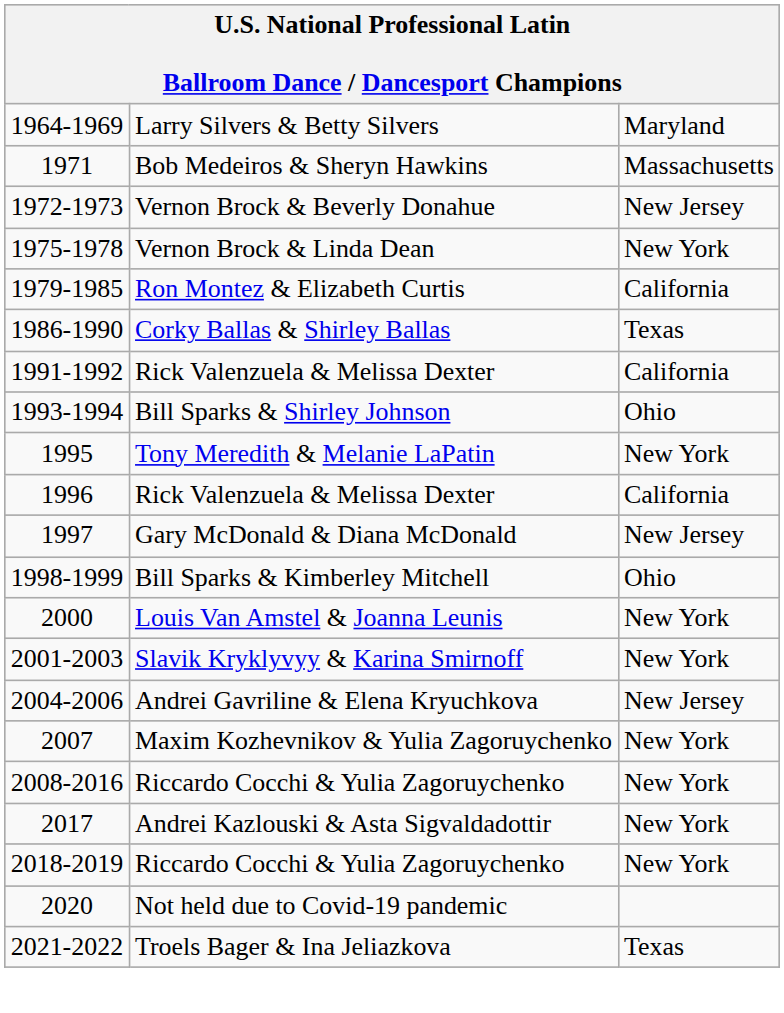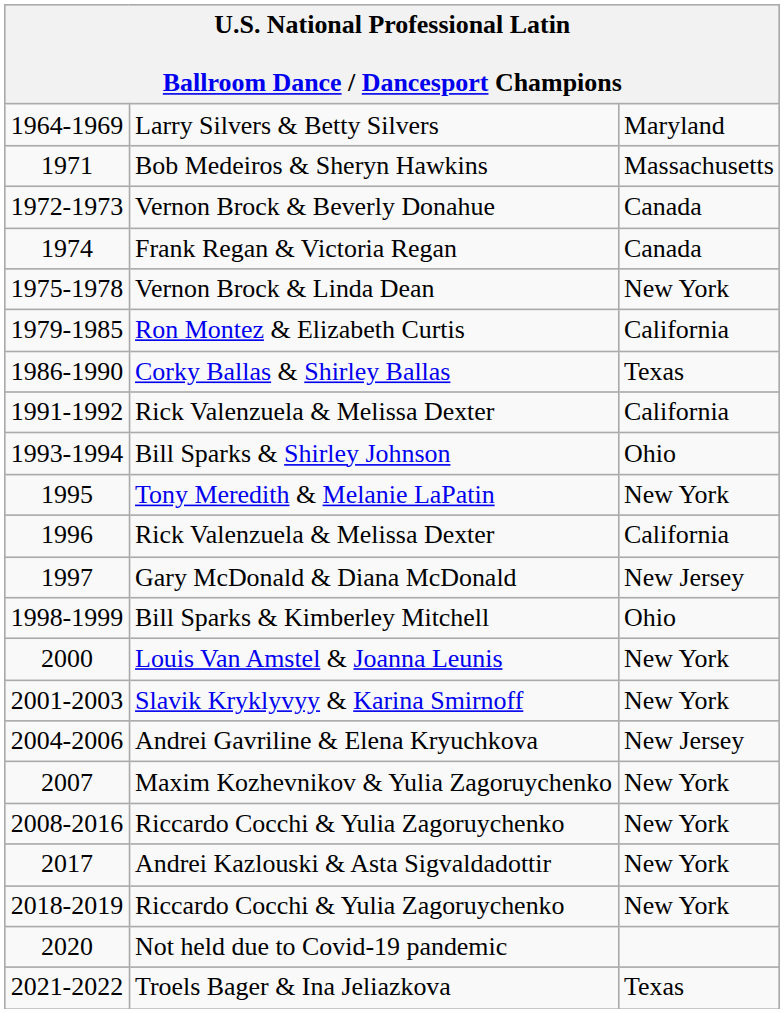(684, 206) New Jersey -> (663, 206) Canada
+ row: (67, 247)
